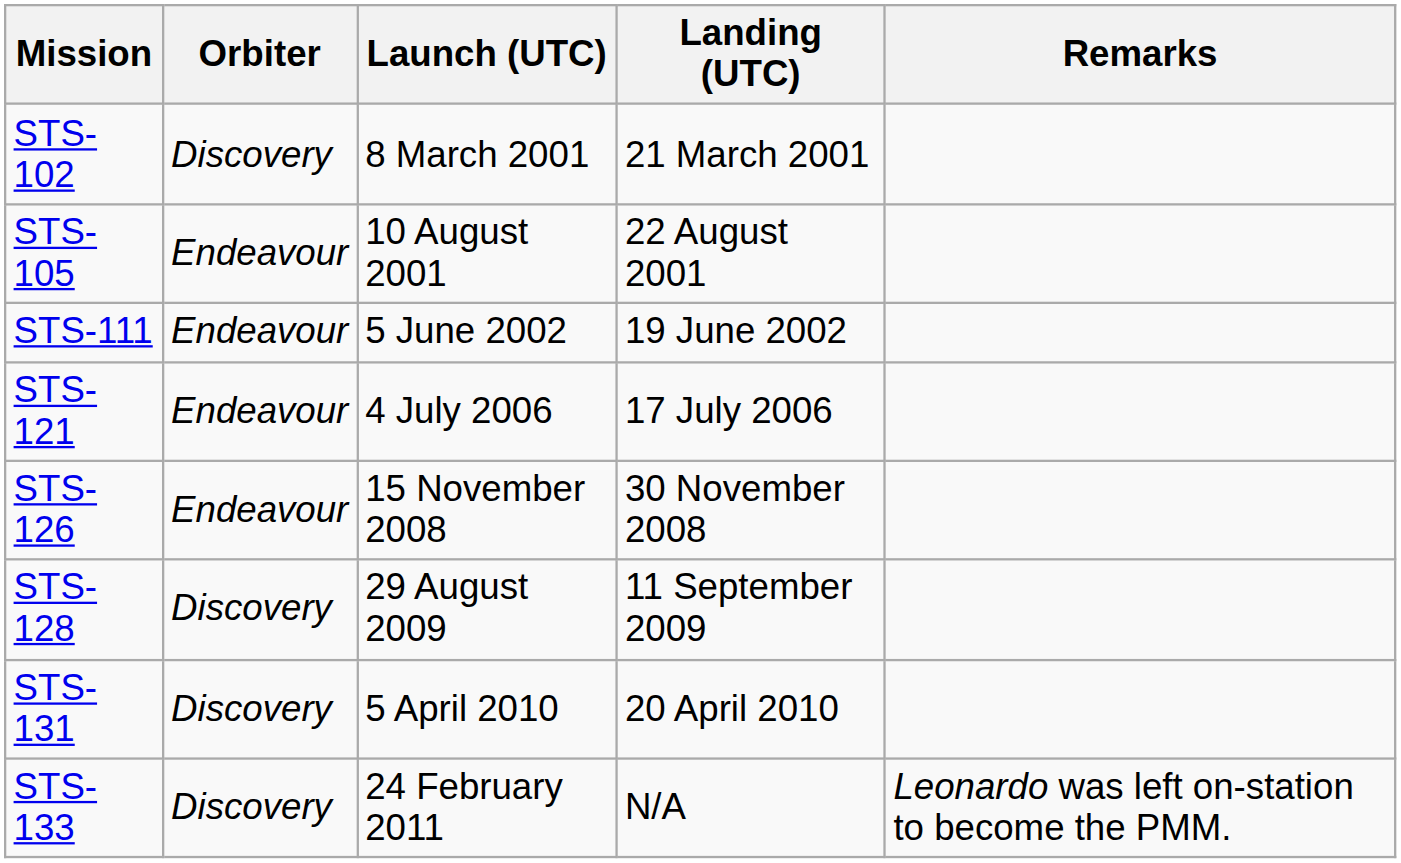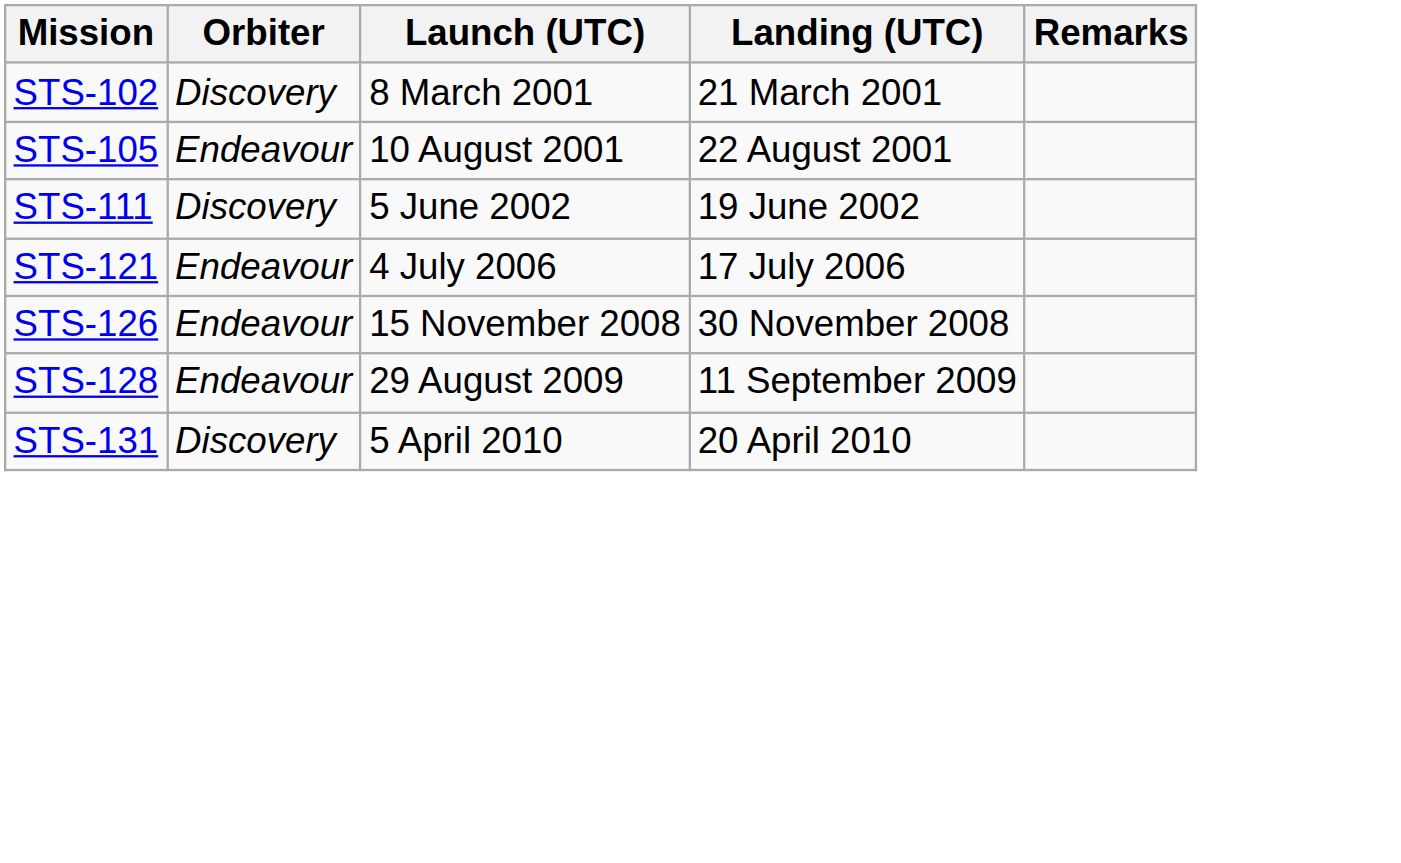(260, 331) Endeavour -> (255, 207) Discovery
(252, 608) Discovery -> (264, 382) Endeavour
- row: (55, 807)
